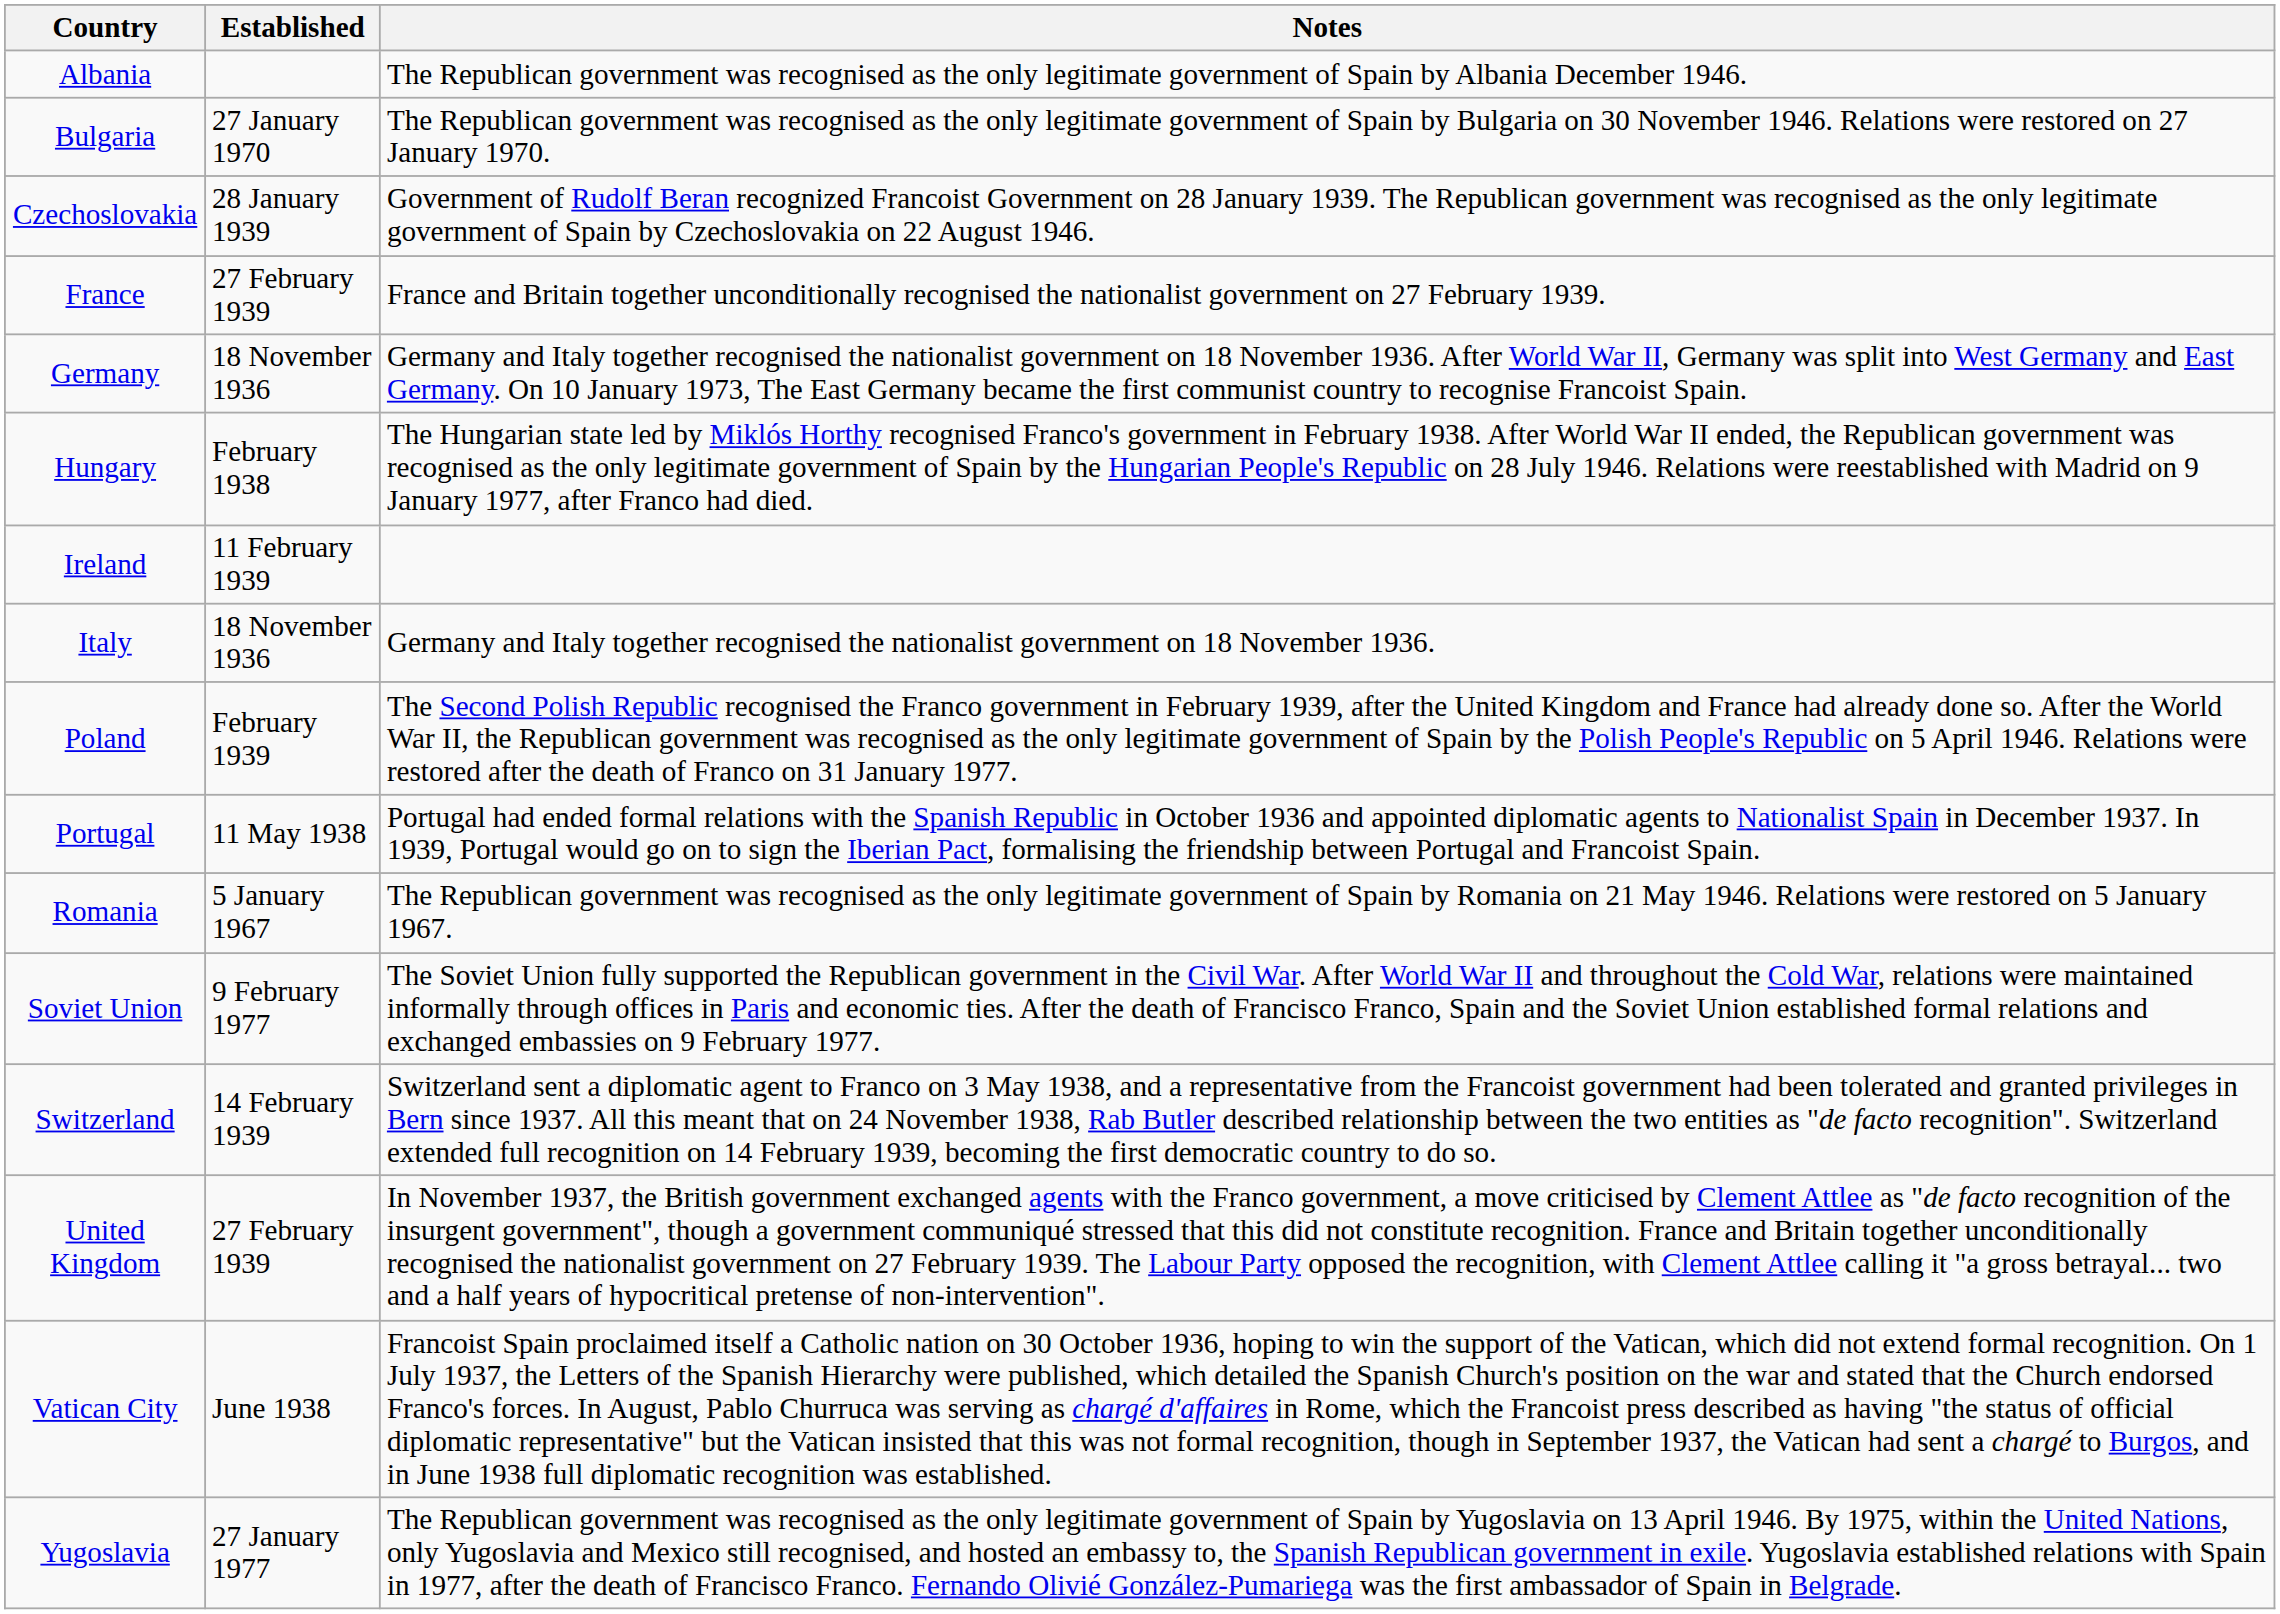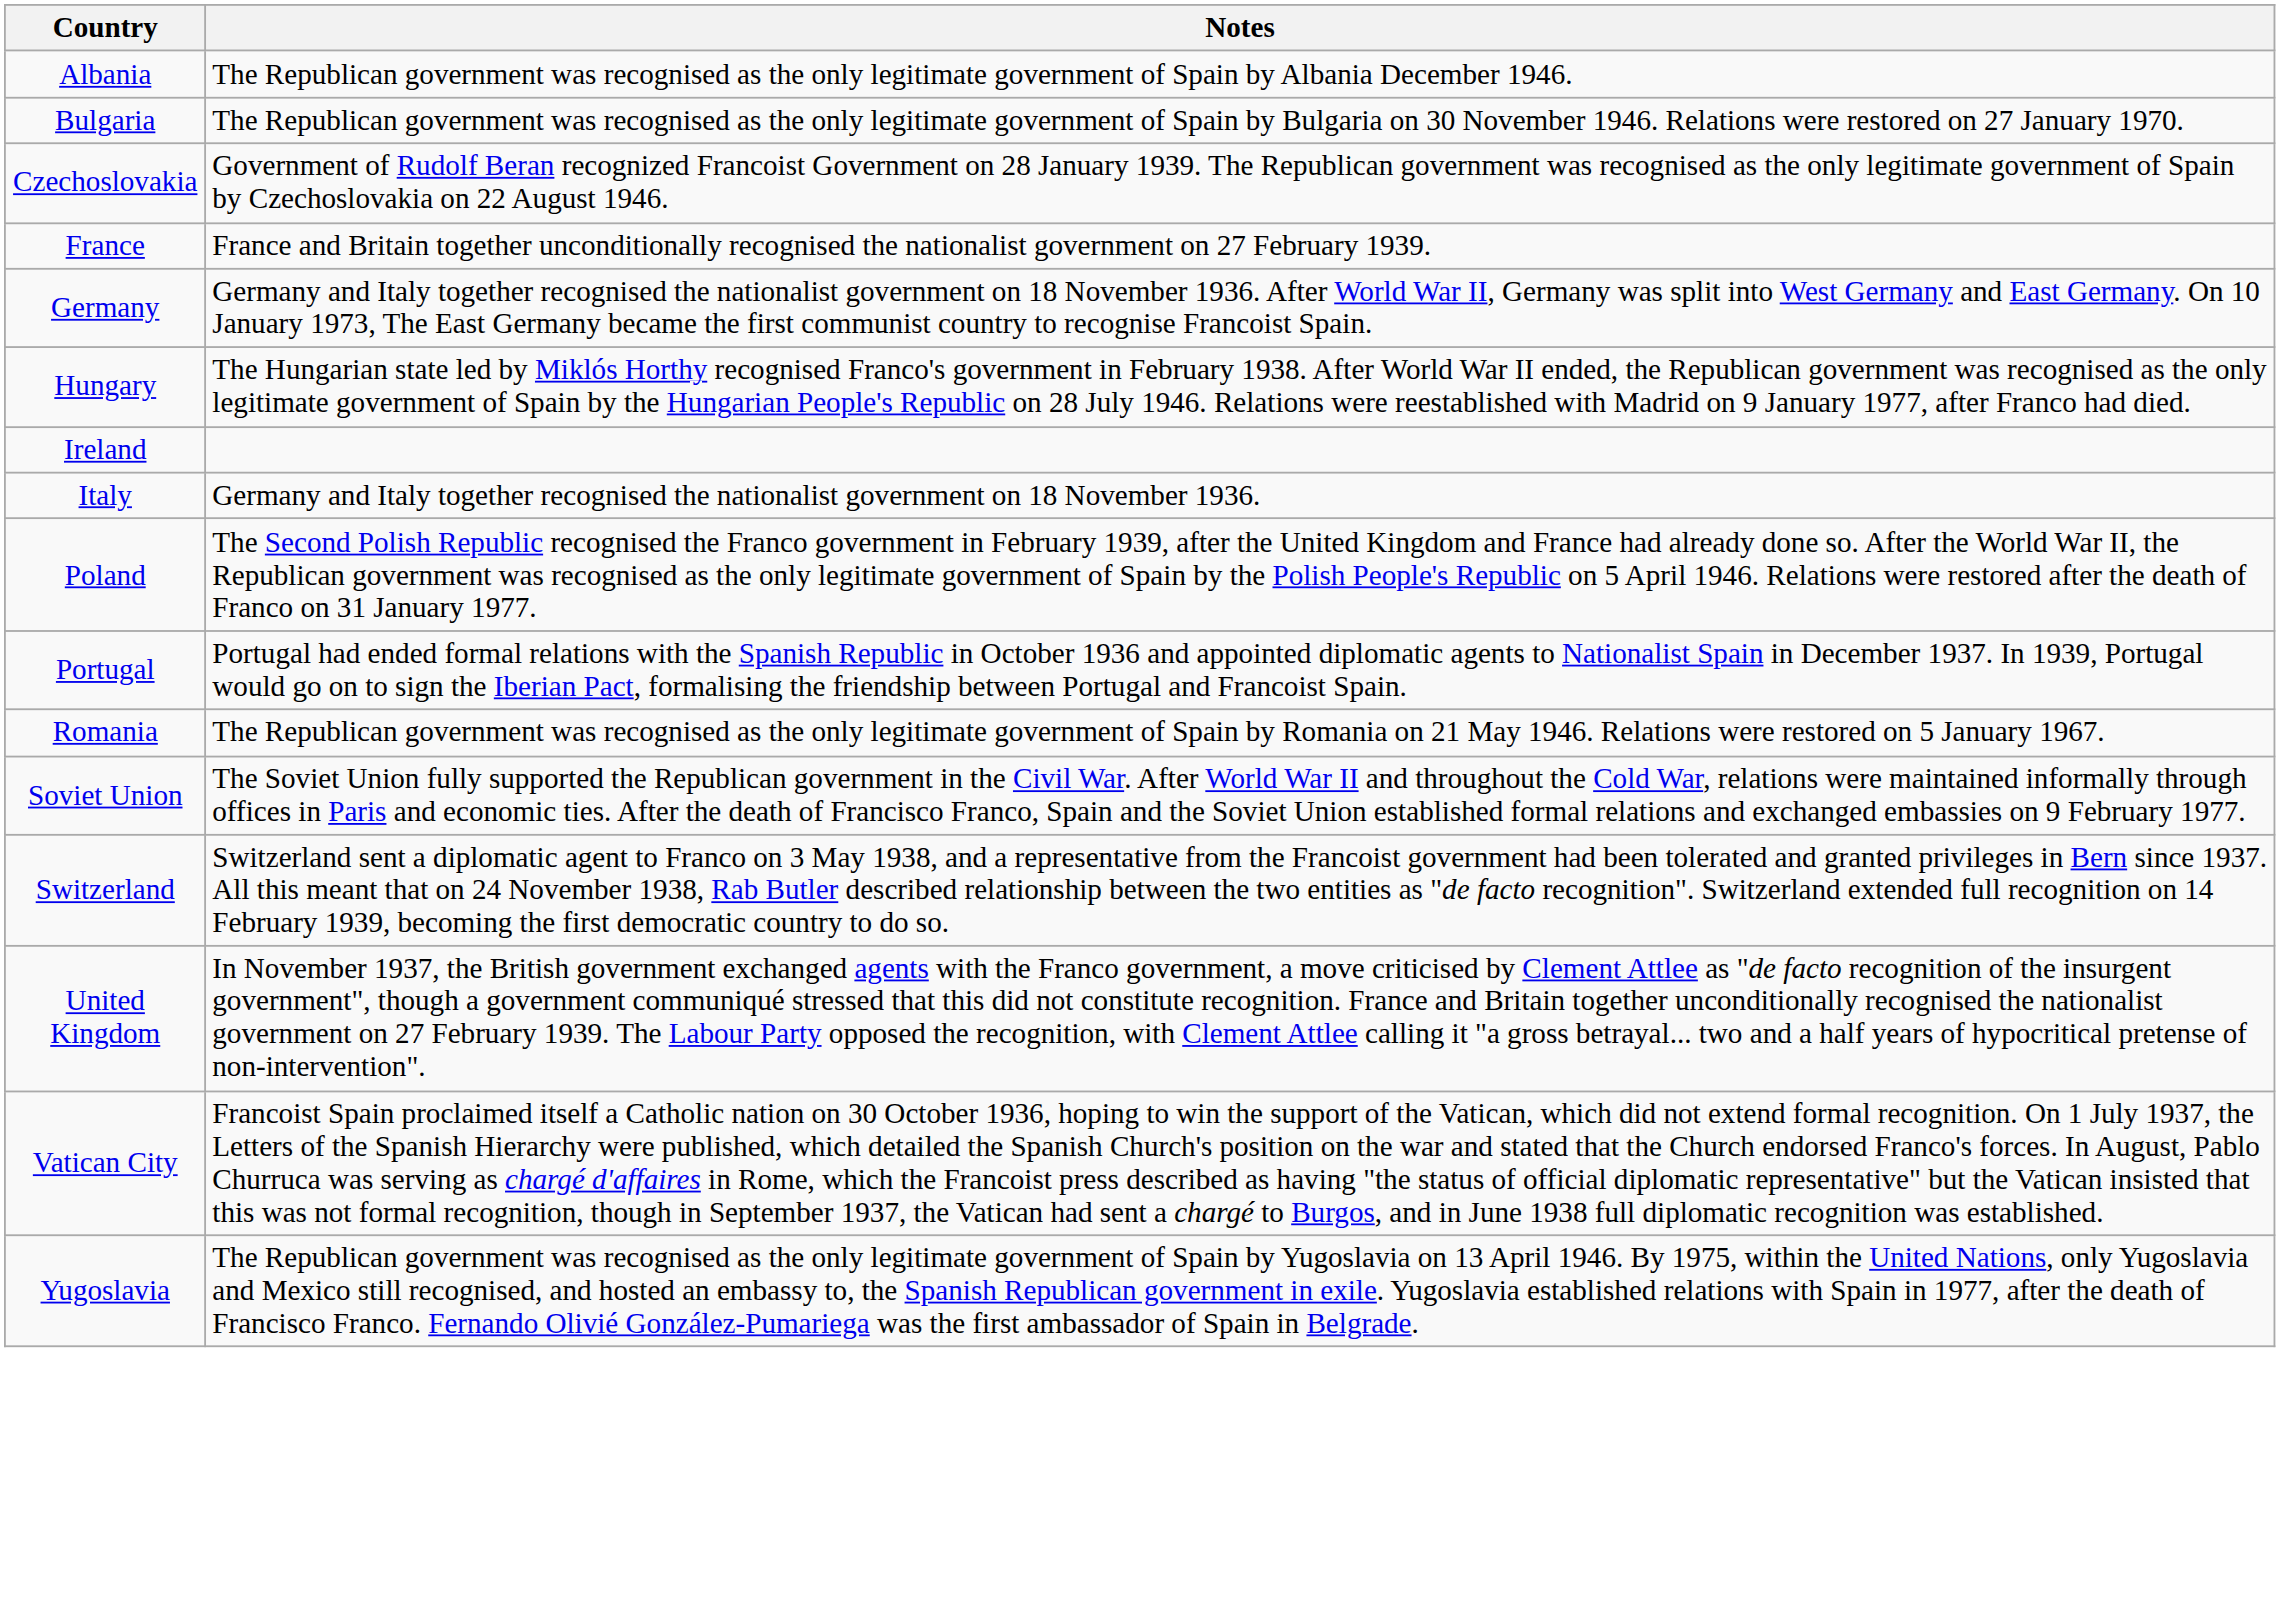- column: (293, 27)
